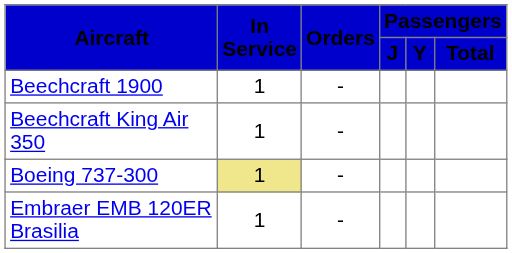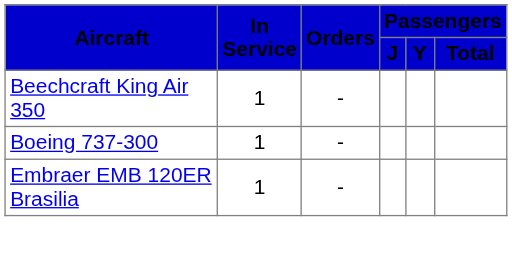- row: (86, 86)
(260, 175) khaki background -> (260, 142) no background
